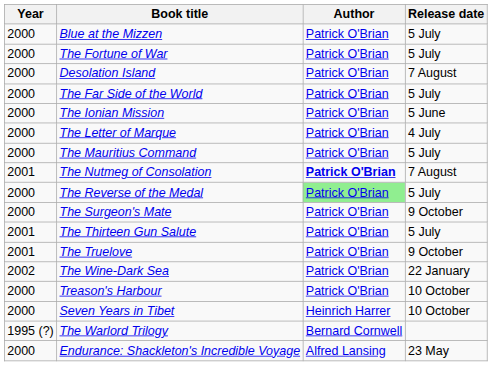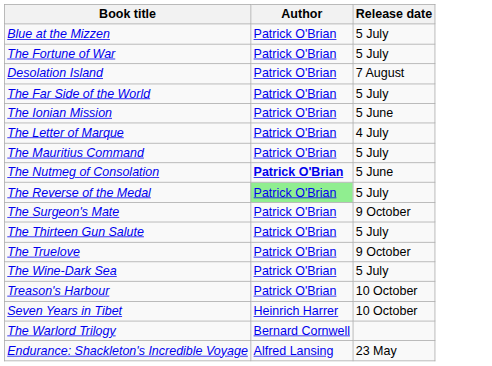- column: (31, 14)
(432, 172) 7 August -> (375, 172) 5 June
(439, 271) 22 January -> (372, 271) 5 July
